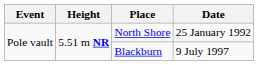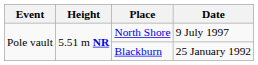(213, 32) 25 January 1992 -> (202, 32) 9 July 1997
(202, 51) 9 July 1997 -> (213, 51) 25 January 1992
